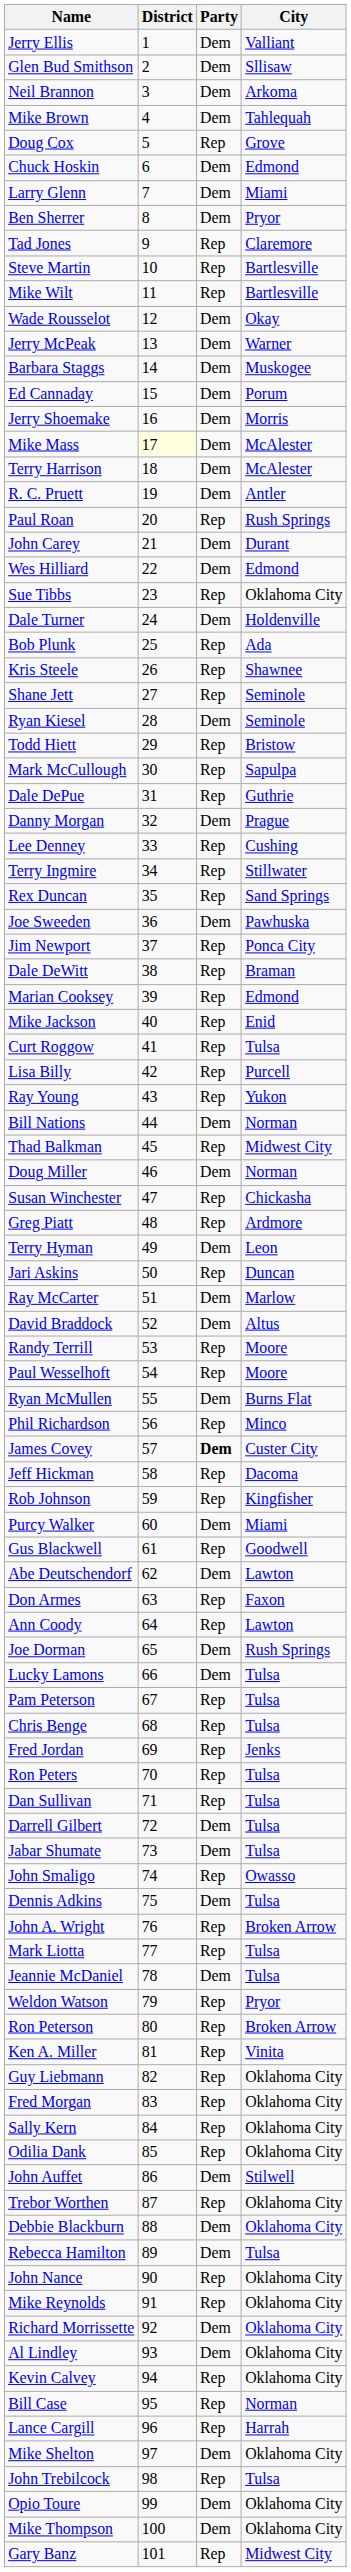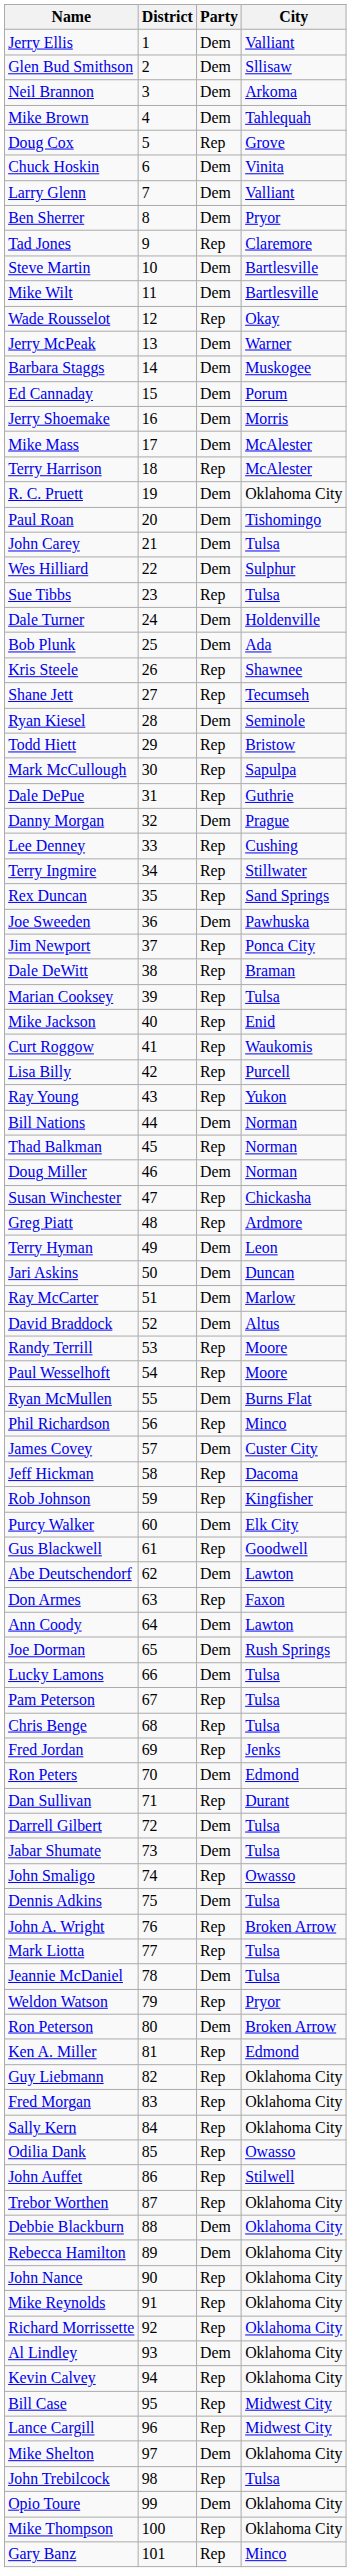(272, 167) Edmond -> (264, 167) Vinita
(266, 192) Miami -> (270, 192) Valliant
(213, 268) Rep -> (215, 268) Dem
(213, 293) Rep -> (215, 293) Dem
(215, 318) Dem -> (213, 318) Rep
(150, 444) lightyellow background -> (150, 444) no background
(215, 469) Dem -> (213, 469) Rep
(265, 494) Antler -> (294, 494) Oklahoma City
(213, 519) Rep -> (215, 519) Dem
(288, 519) Rush Springs -> (283, 519) Tishomingo
(267, 544) Durant -> (262, 544) Tulsa
(272, 569) Edmond -> (270, 569) Sulphur
(294, 594) Oklahoma City -> (262, 594) Tulsa
(213, 645) Rep -> (215, 645) Dem
(275, 695) Seminole -> (277, 695) Tecumseh
(272, 996) Edmond -> (262, 996) Tulsa
(262, 1047) Tulsa -> (279, 1047) Waukomis
(288, 1147) Midwest City -> (271, 1147) Norman
(213, 1273) Rep -> (215, 1273) Dem
(216, 1448) bold -> (215, 1448) normal
(266, 1524) Miami -> (272, 1524) Elk City
(213, 1624) Rep -> (215, 1624) Dem
(213, 1775) Rep -> (215, 1775) Dem
(262, 1775) Tulsa -> (272, 1775) Edmond
(262, 1800) Tulsa -> (267, 1800) Durant
(213, 2026) Rep -> (215, 2026) Dem
(264, 2051) Vinita -> (272, 2051) Edmond
(294, 2152) Oklahoma City -> (270, 2152) Owasso
(215, 2177) Dem -> (213, 2177) Rep
(262, 2252) Tulsa -> (294, 2252) Oklahoma City
(215, 2328) Dem -> (213, 2328) Rep
(271, 2403) Norman -> (288, 2403) Midwest City
(267, 2428) Harrah -> (288, 2428) Midwest City
(215, 2529) Dem -> (213, 2529) Rep
(288, 2554) Midwest City -> (266, 2554) Minco
